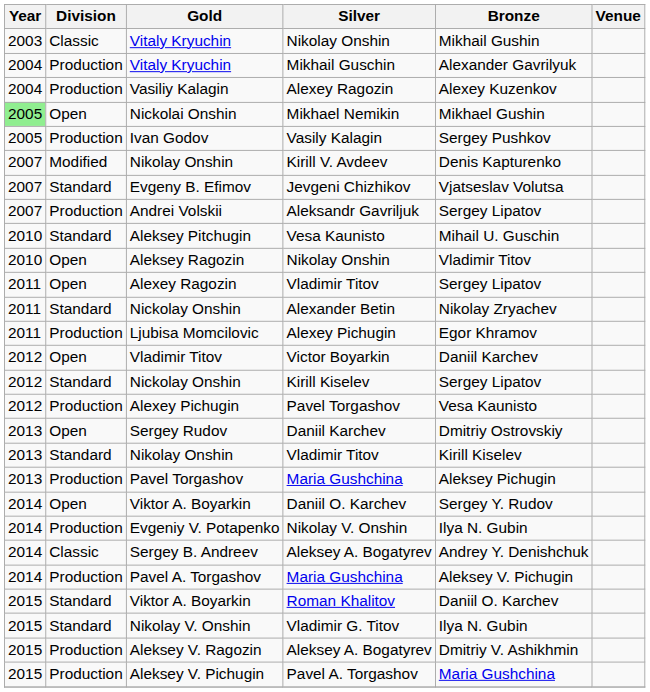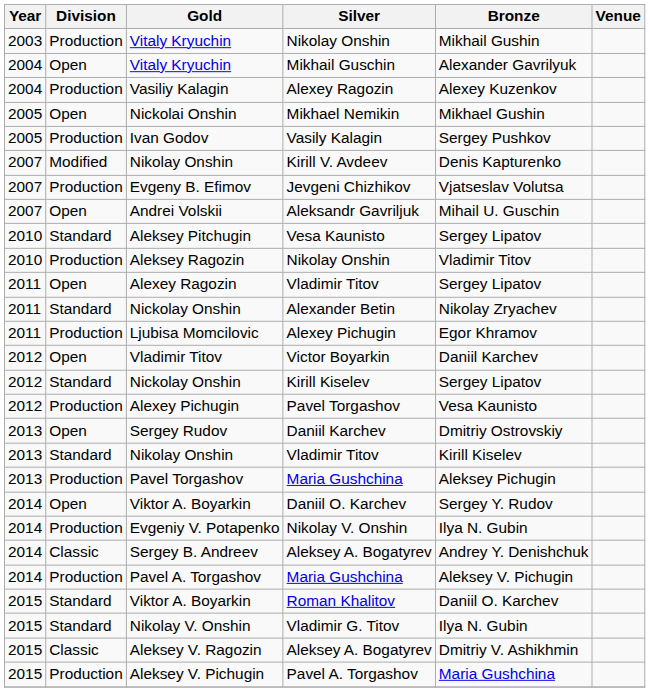(74, 41) Classic -> (86, 41) Production
(86, 65) Production -> (68, 65) Open
(25, 114) lightgreen background -> (25, 114) no background
(80, 187) Standard -> (86, 187) Production
(86, 211) Production -> (68, 211) Open
(490, 211) Sergey Lipatov -> (499, 211) Mihail U. Guschin
(499, 235) Mihail U. Guschin -> (490, 235) Sergey Lipatov
(68, 260) Open -> (86, 260) Production
(86, 650) Production -> (74, 650) Classic
